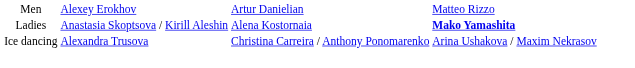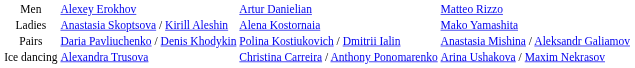(474, 25) bold -> (479, 25) normal
+ row: (31, 41)
